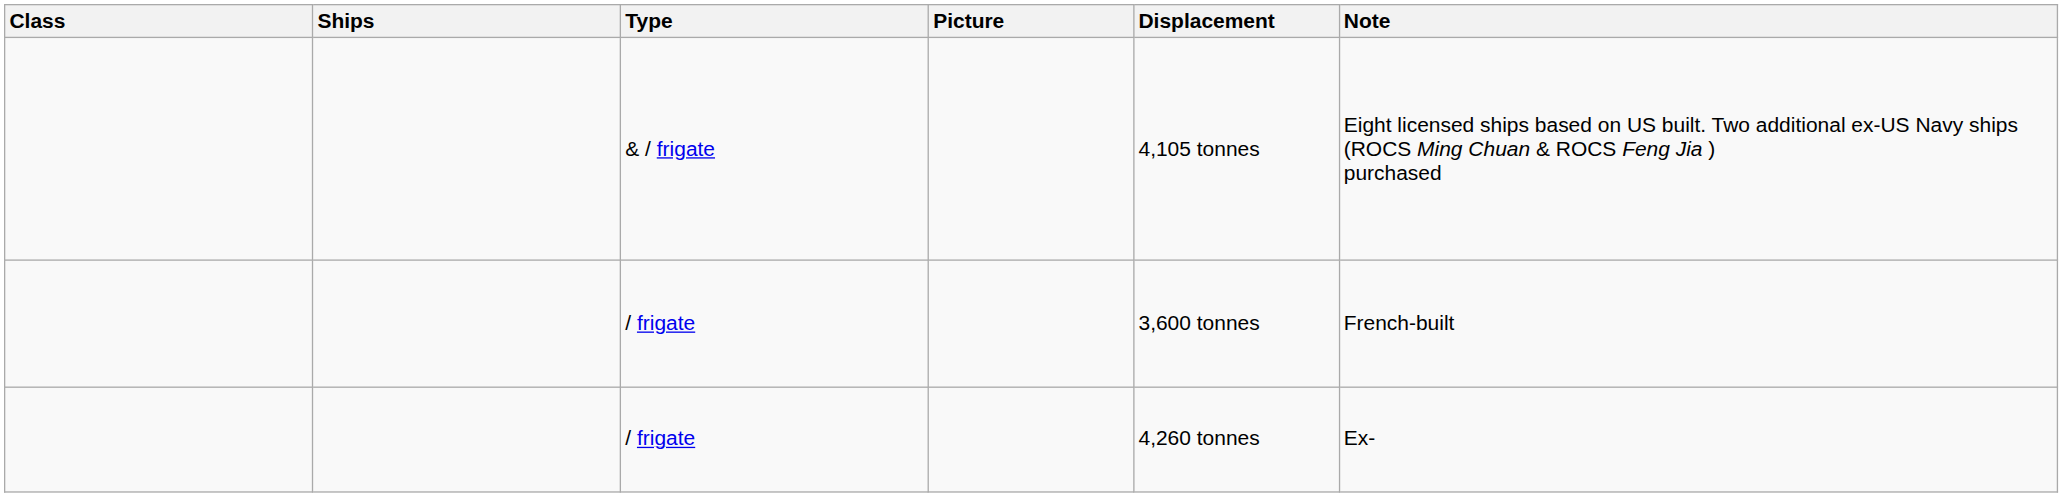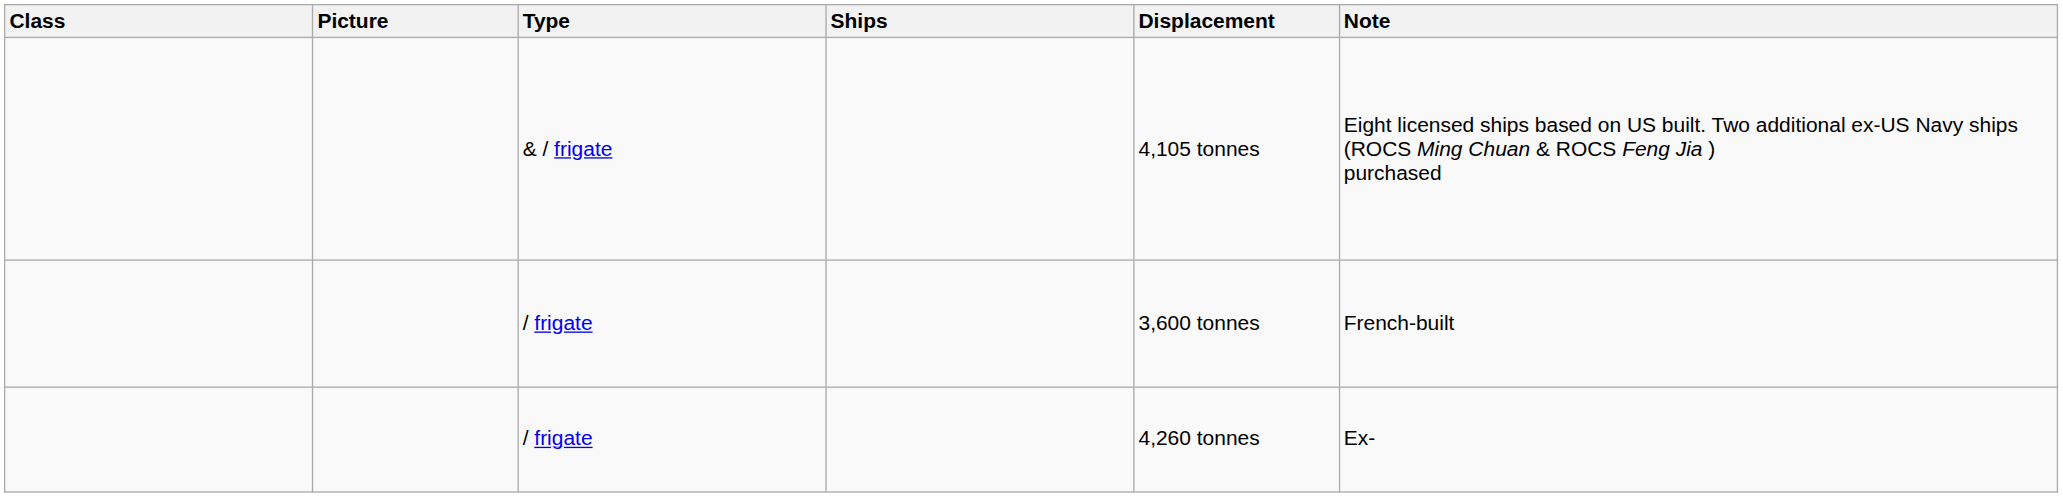columns swapped: (969, 21) <-> (346, 21)
